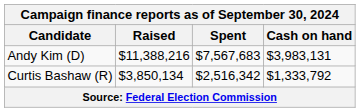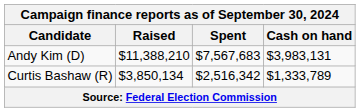(154, 55) $11,388,216 -> (154, 55) $11,388,210
(299, 76) $1,333,792 -> (299, 76) $1,333,789
